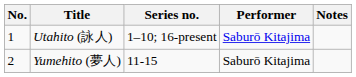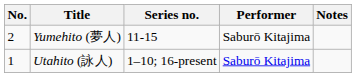rows swapped: (73, 36) <-> (77, 60)
